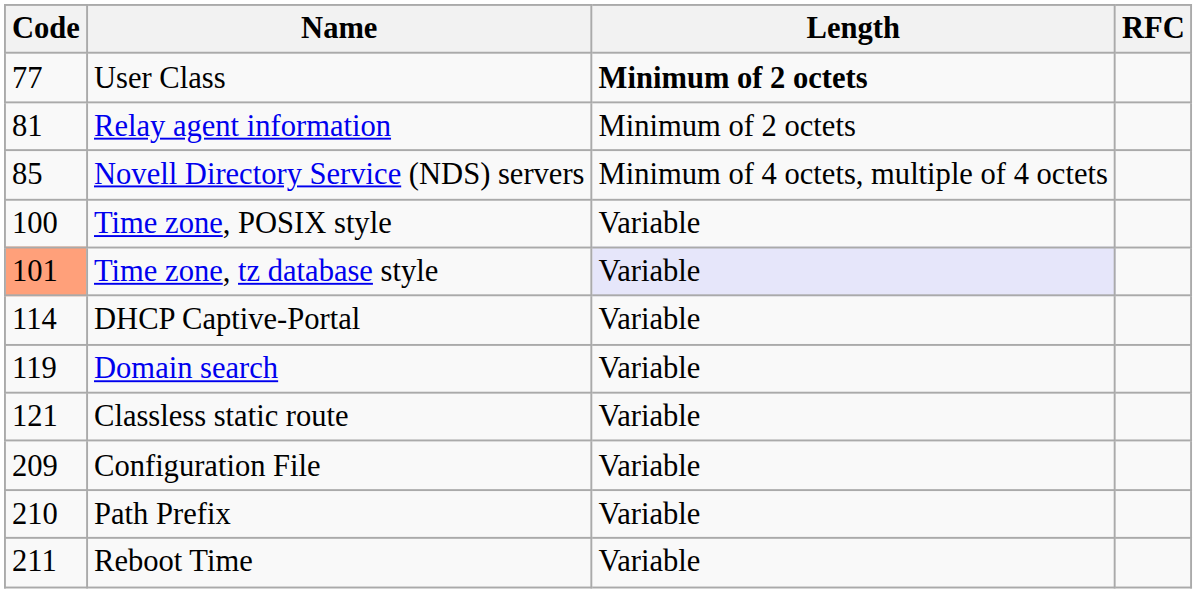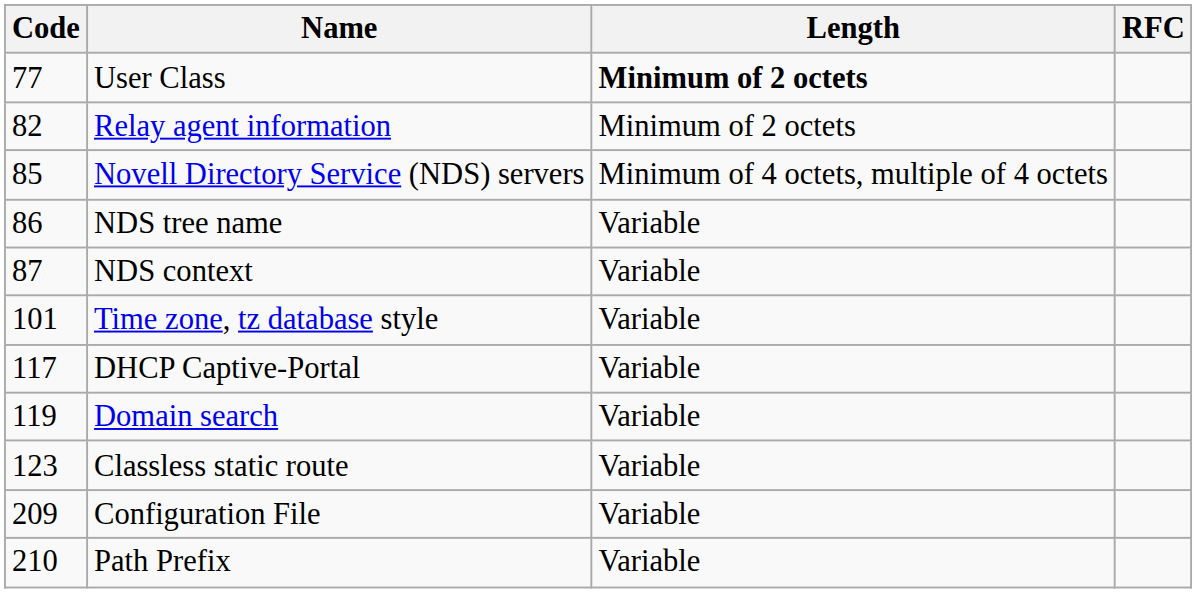(27, 125) 81 -> (27, 125) 82
+ row: (188, 222)
+ row: (173, 271)
- row: (243, 222)
(35, 271) lightsalmon background -> (35, 319) no background
(650, 271) lavender background -> (650, 319) no background
(34, 319) 114 -> (34, 367) 117
(35, 416) 121 -> (35, 464) 123
- row: (173, 561)
